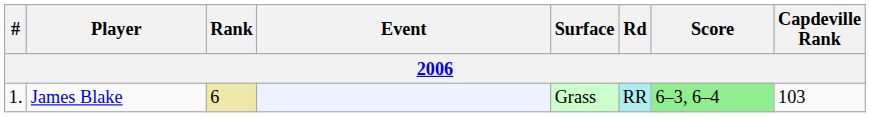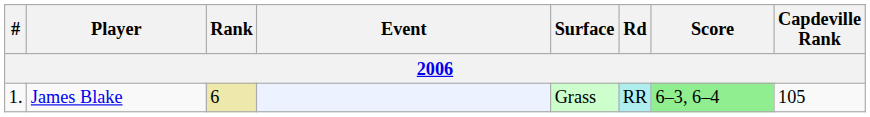(792, 97) 103 -> (792, 97) 105
